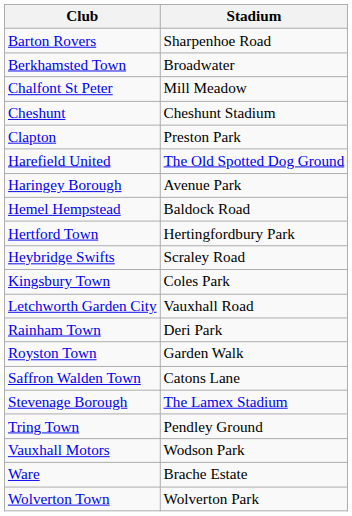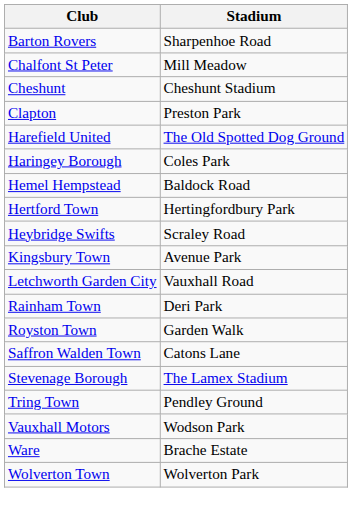- row: (67, 64)
(202, 185) Avenue Park -> (197, 161) Coles Park
(197, 281) Coles Park -> (202, 257) Avenue Park
